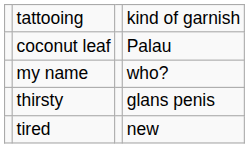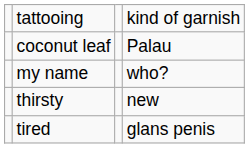(171, 101) glans penis -> (143, 101) new
(143, 128) new -> (171, 128) glans penis
